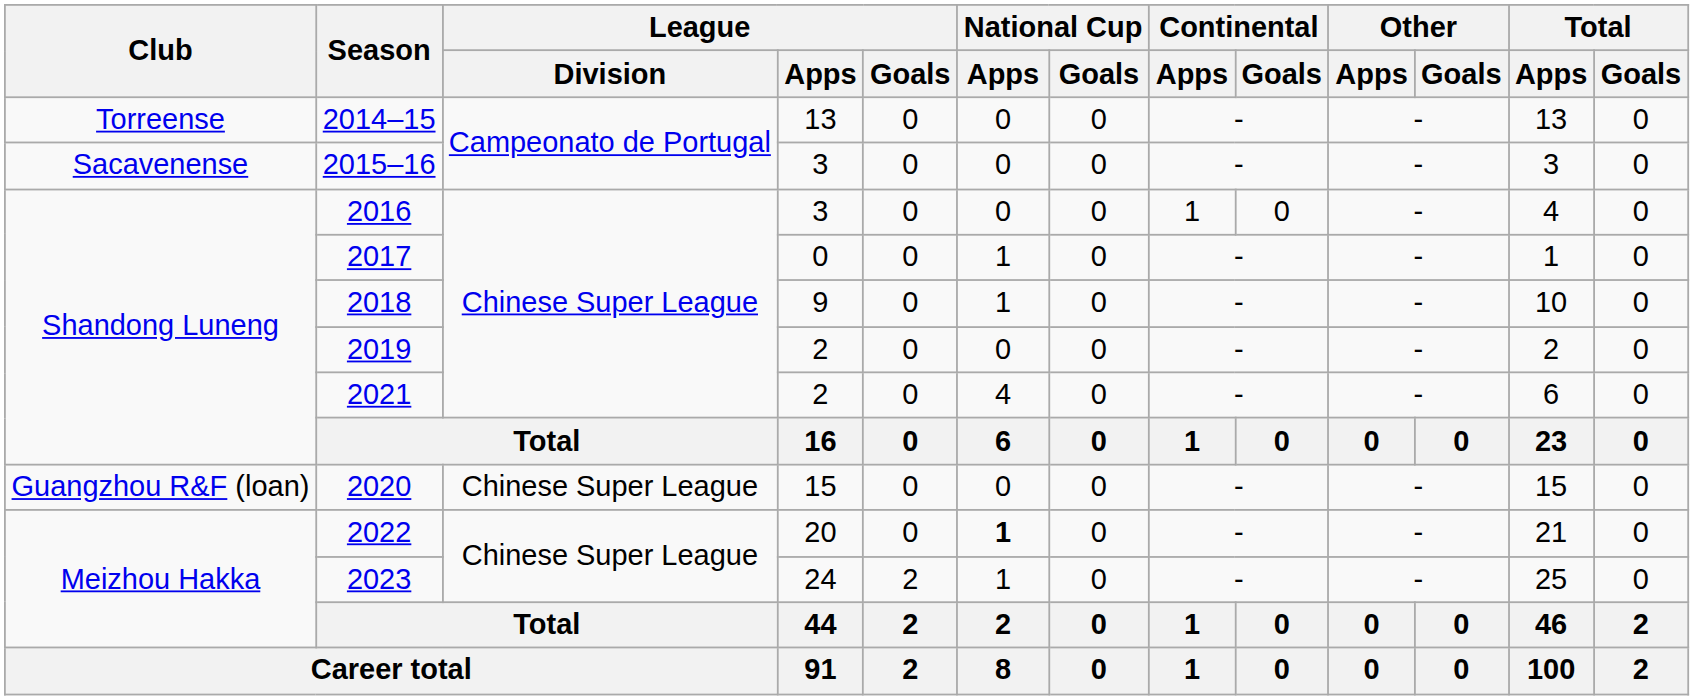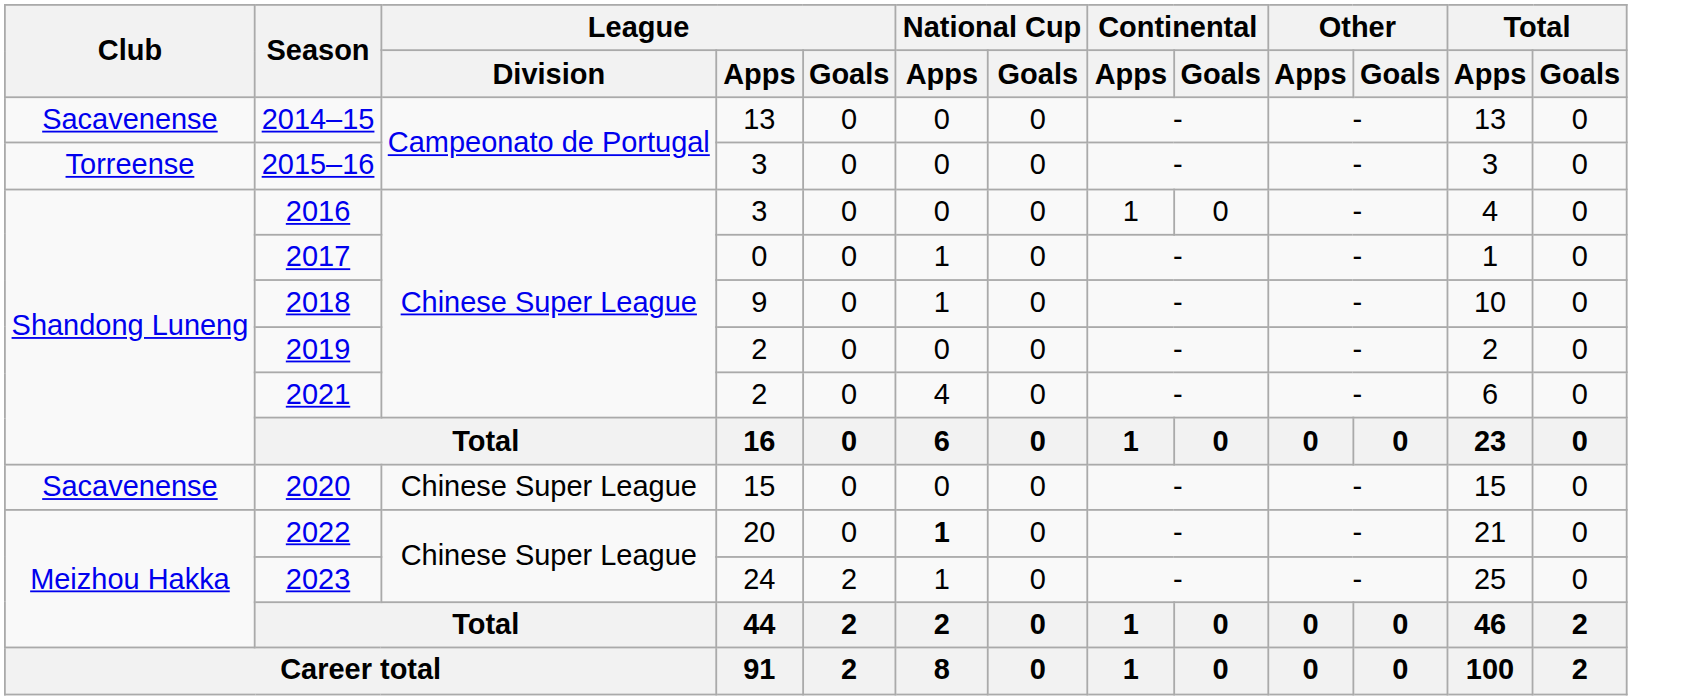(160, 119) Torreense -> (130, 119) Sacavenense
(160, 165) Sacavenense -> (130, 165) Torreense
(160, 486) Guangzhou R&F (loan) -> (130, 486) Sacavenense
